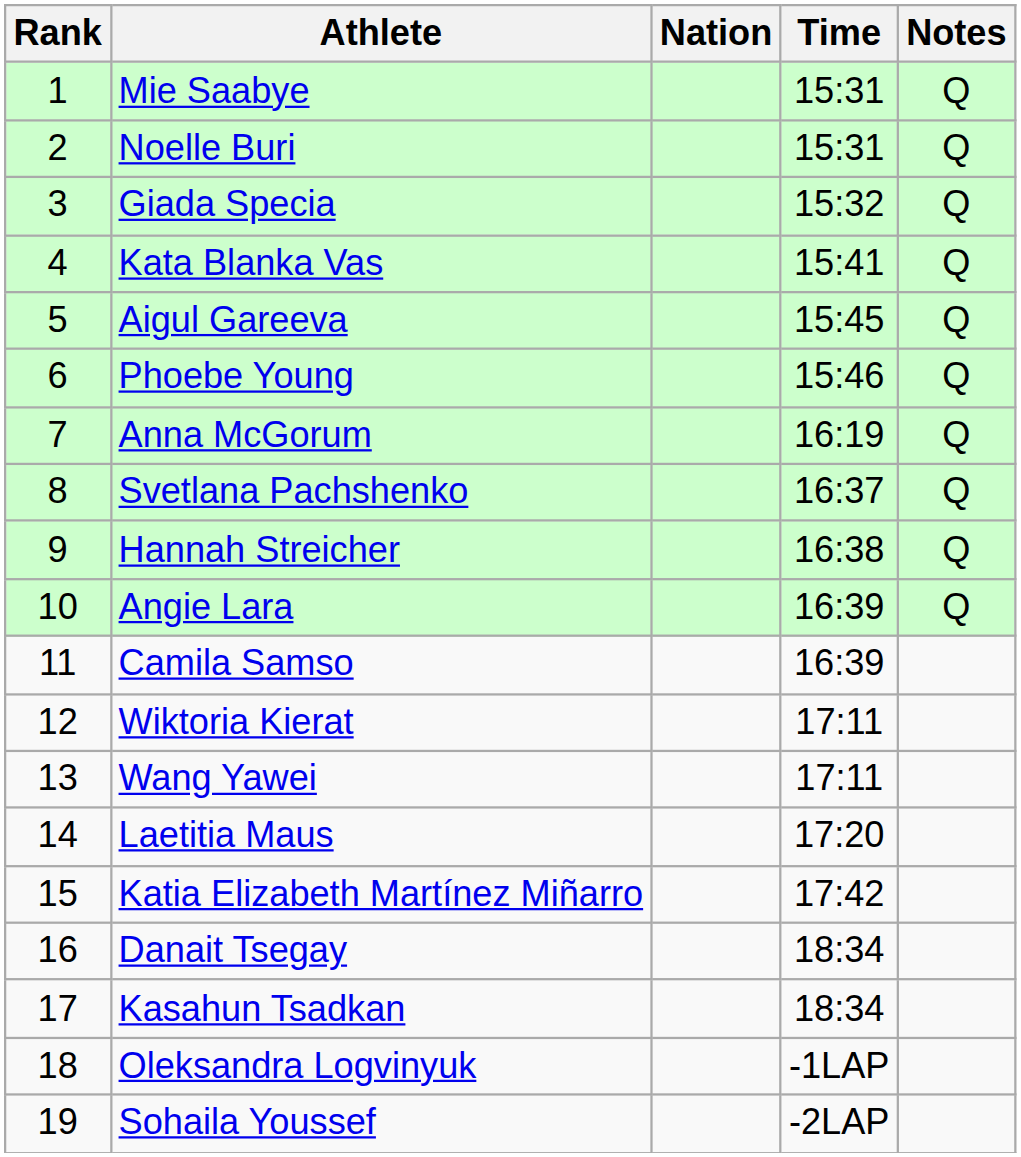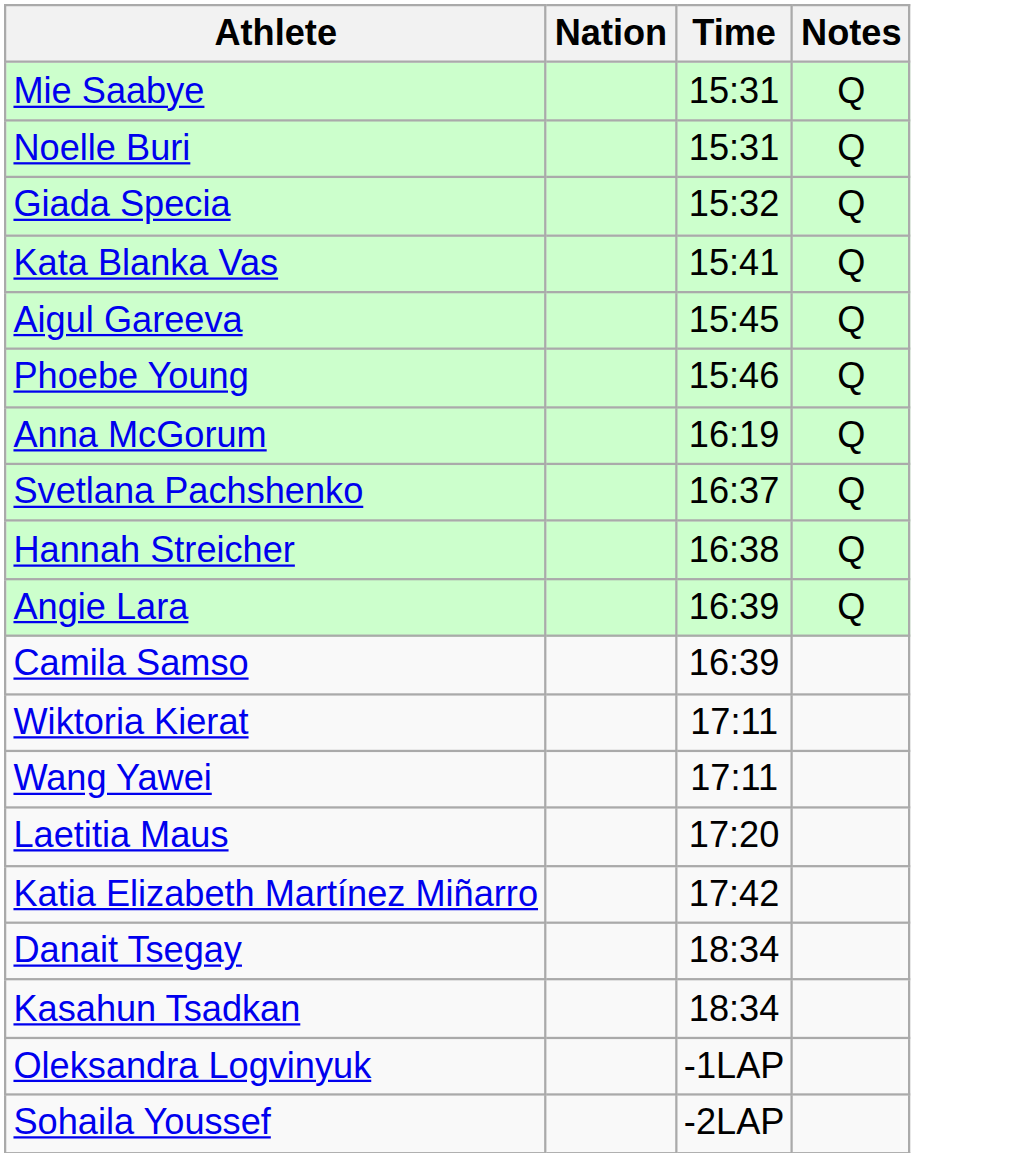- column: (58, 33)
